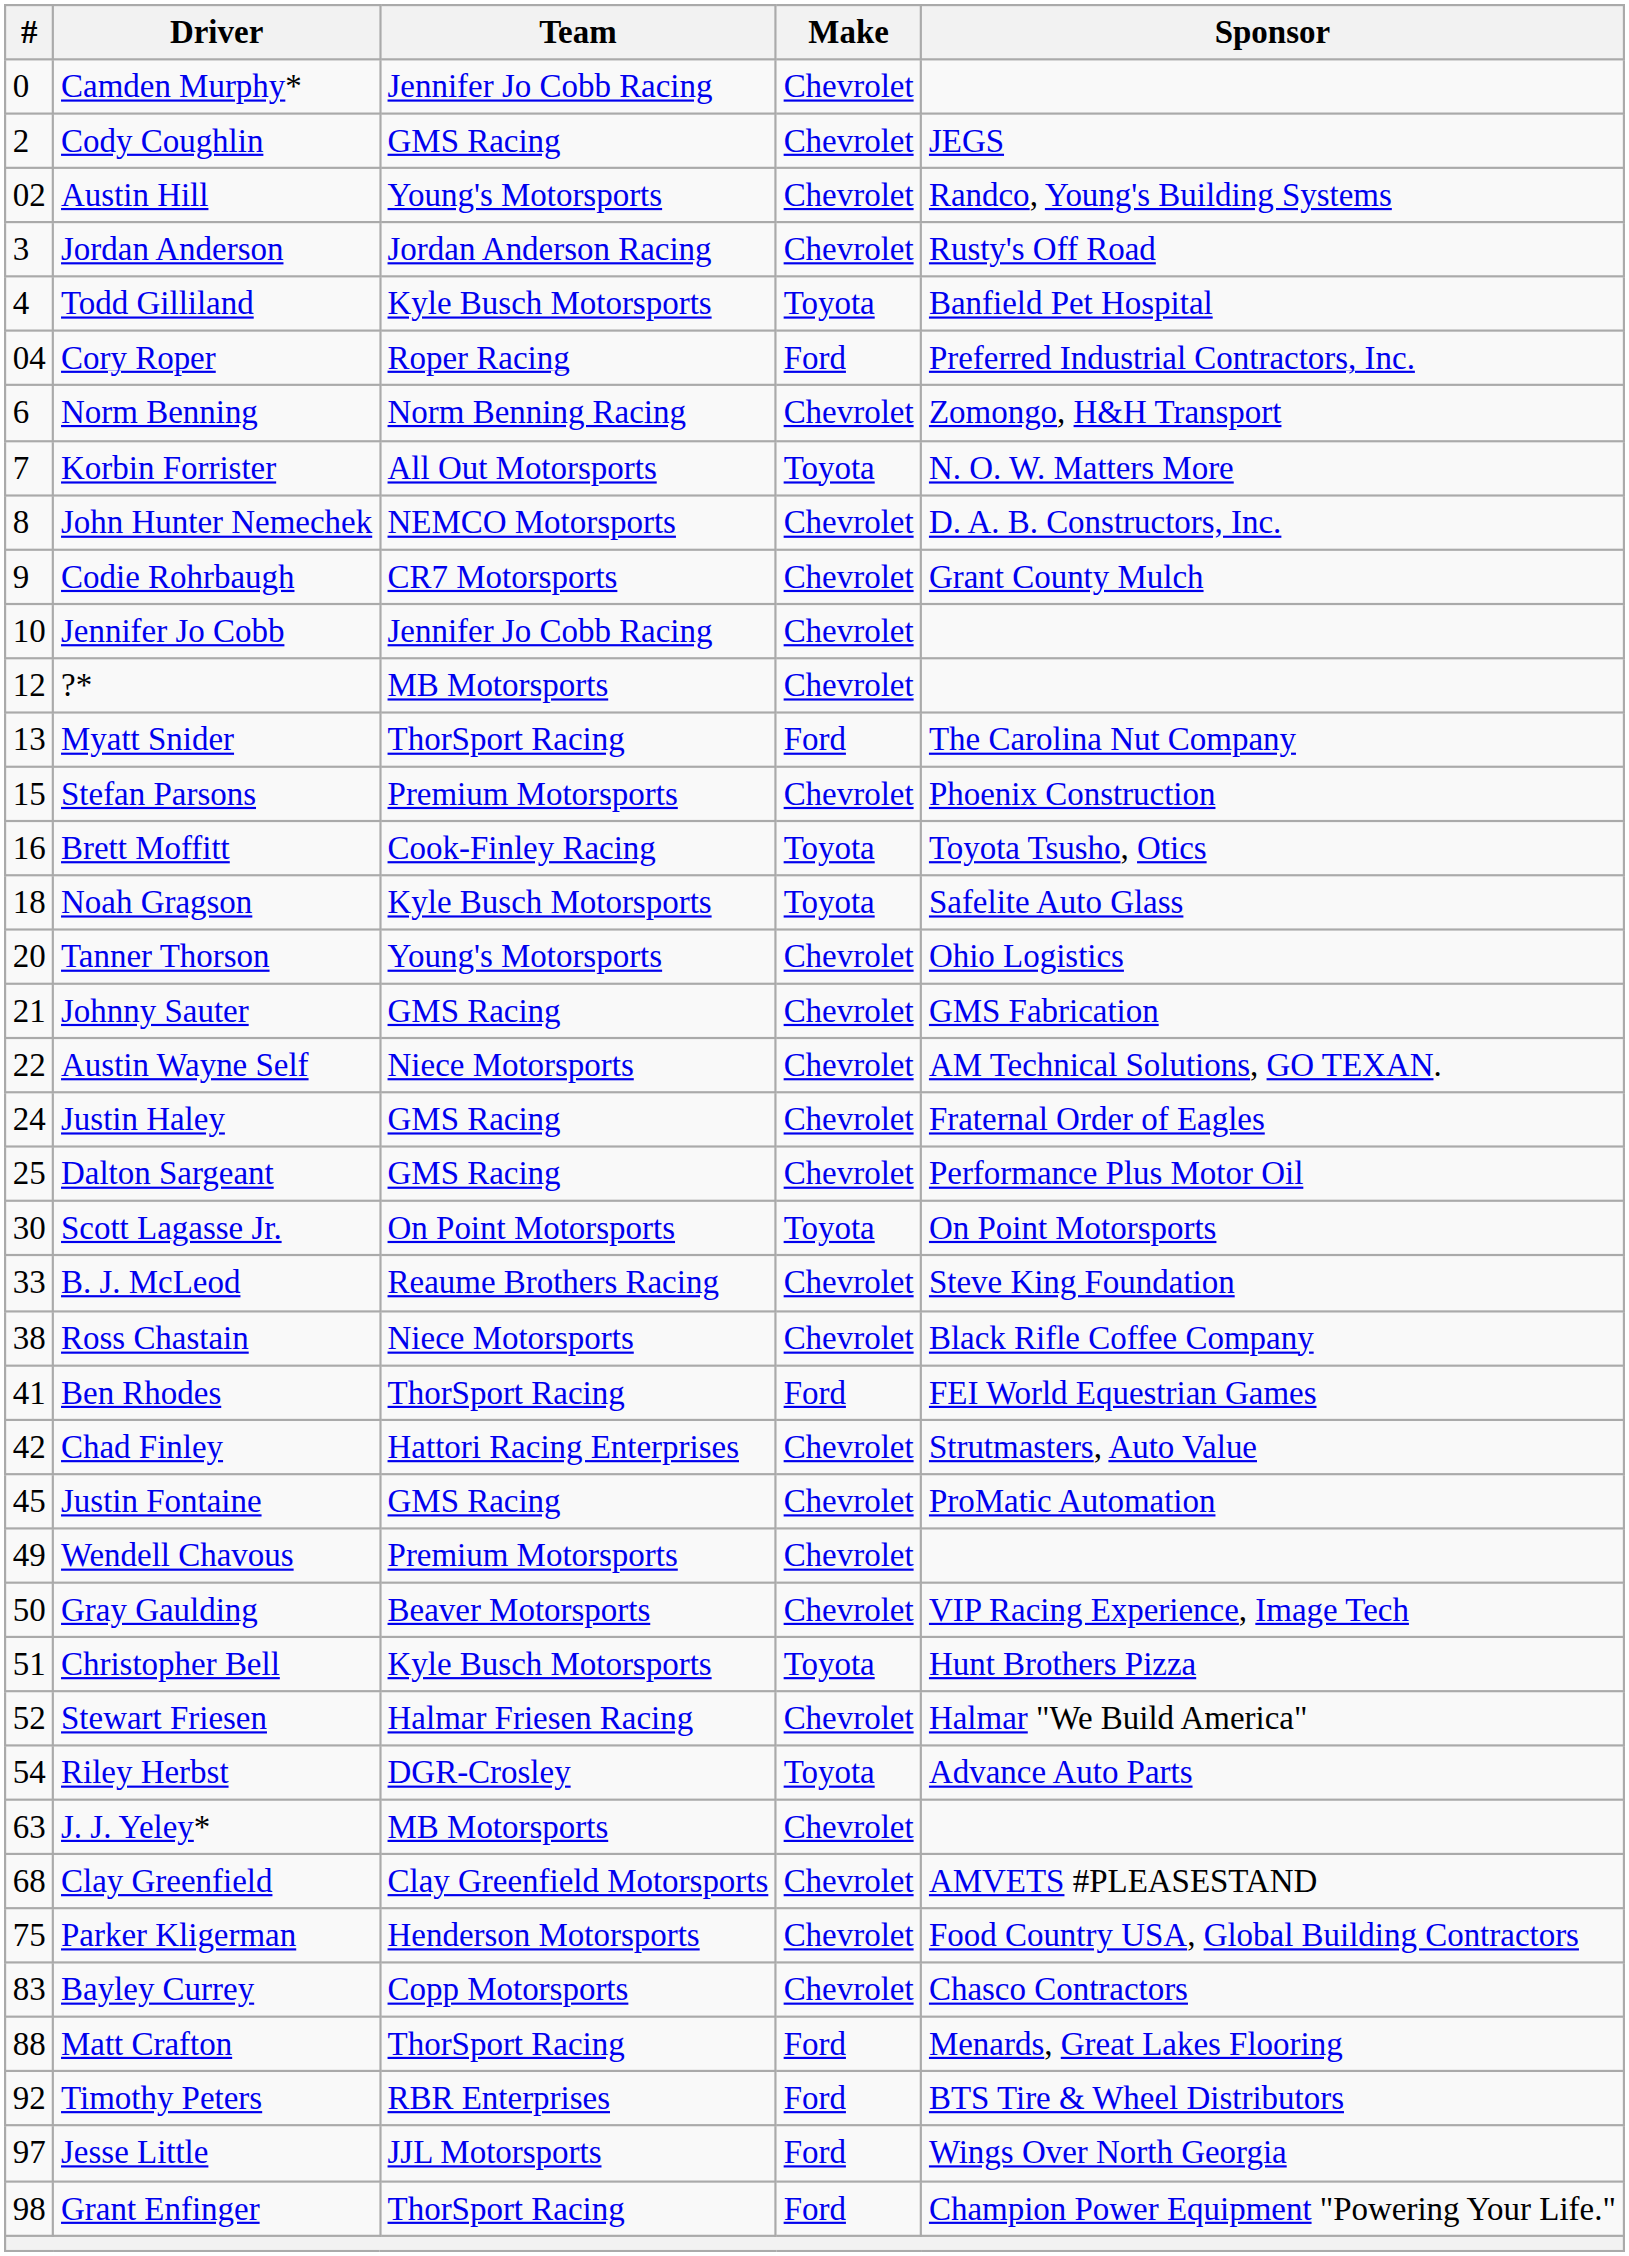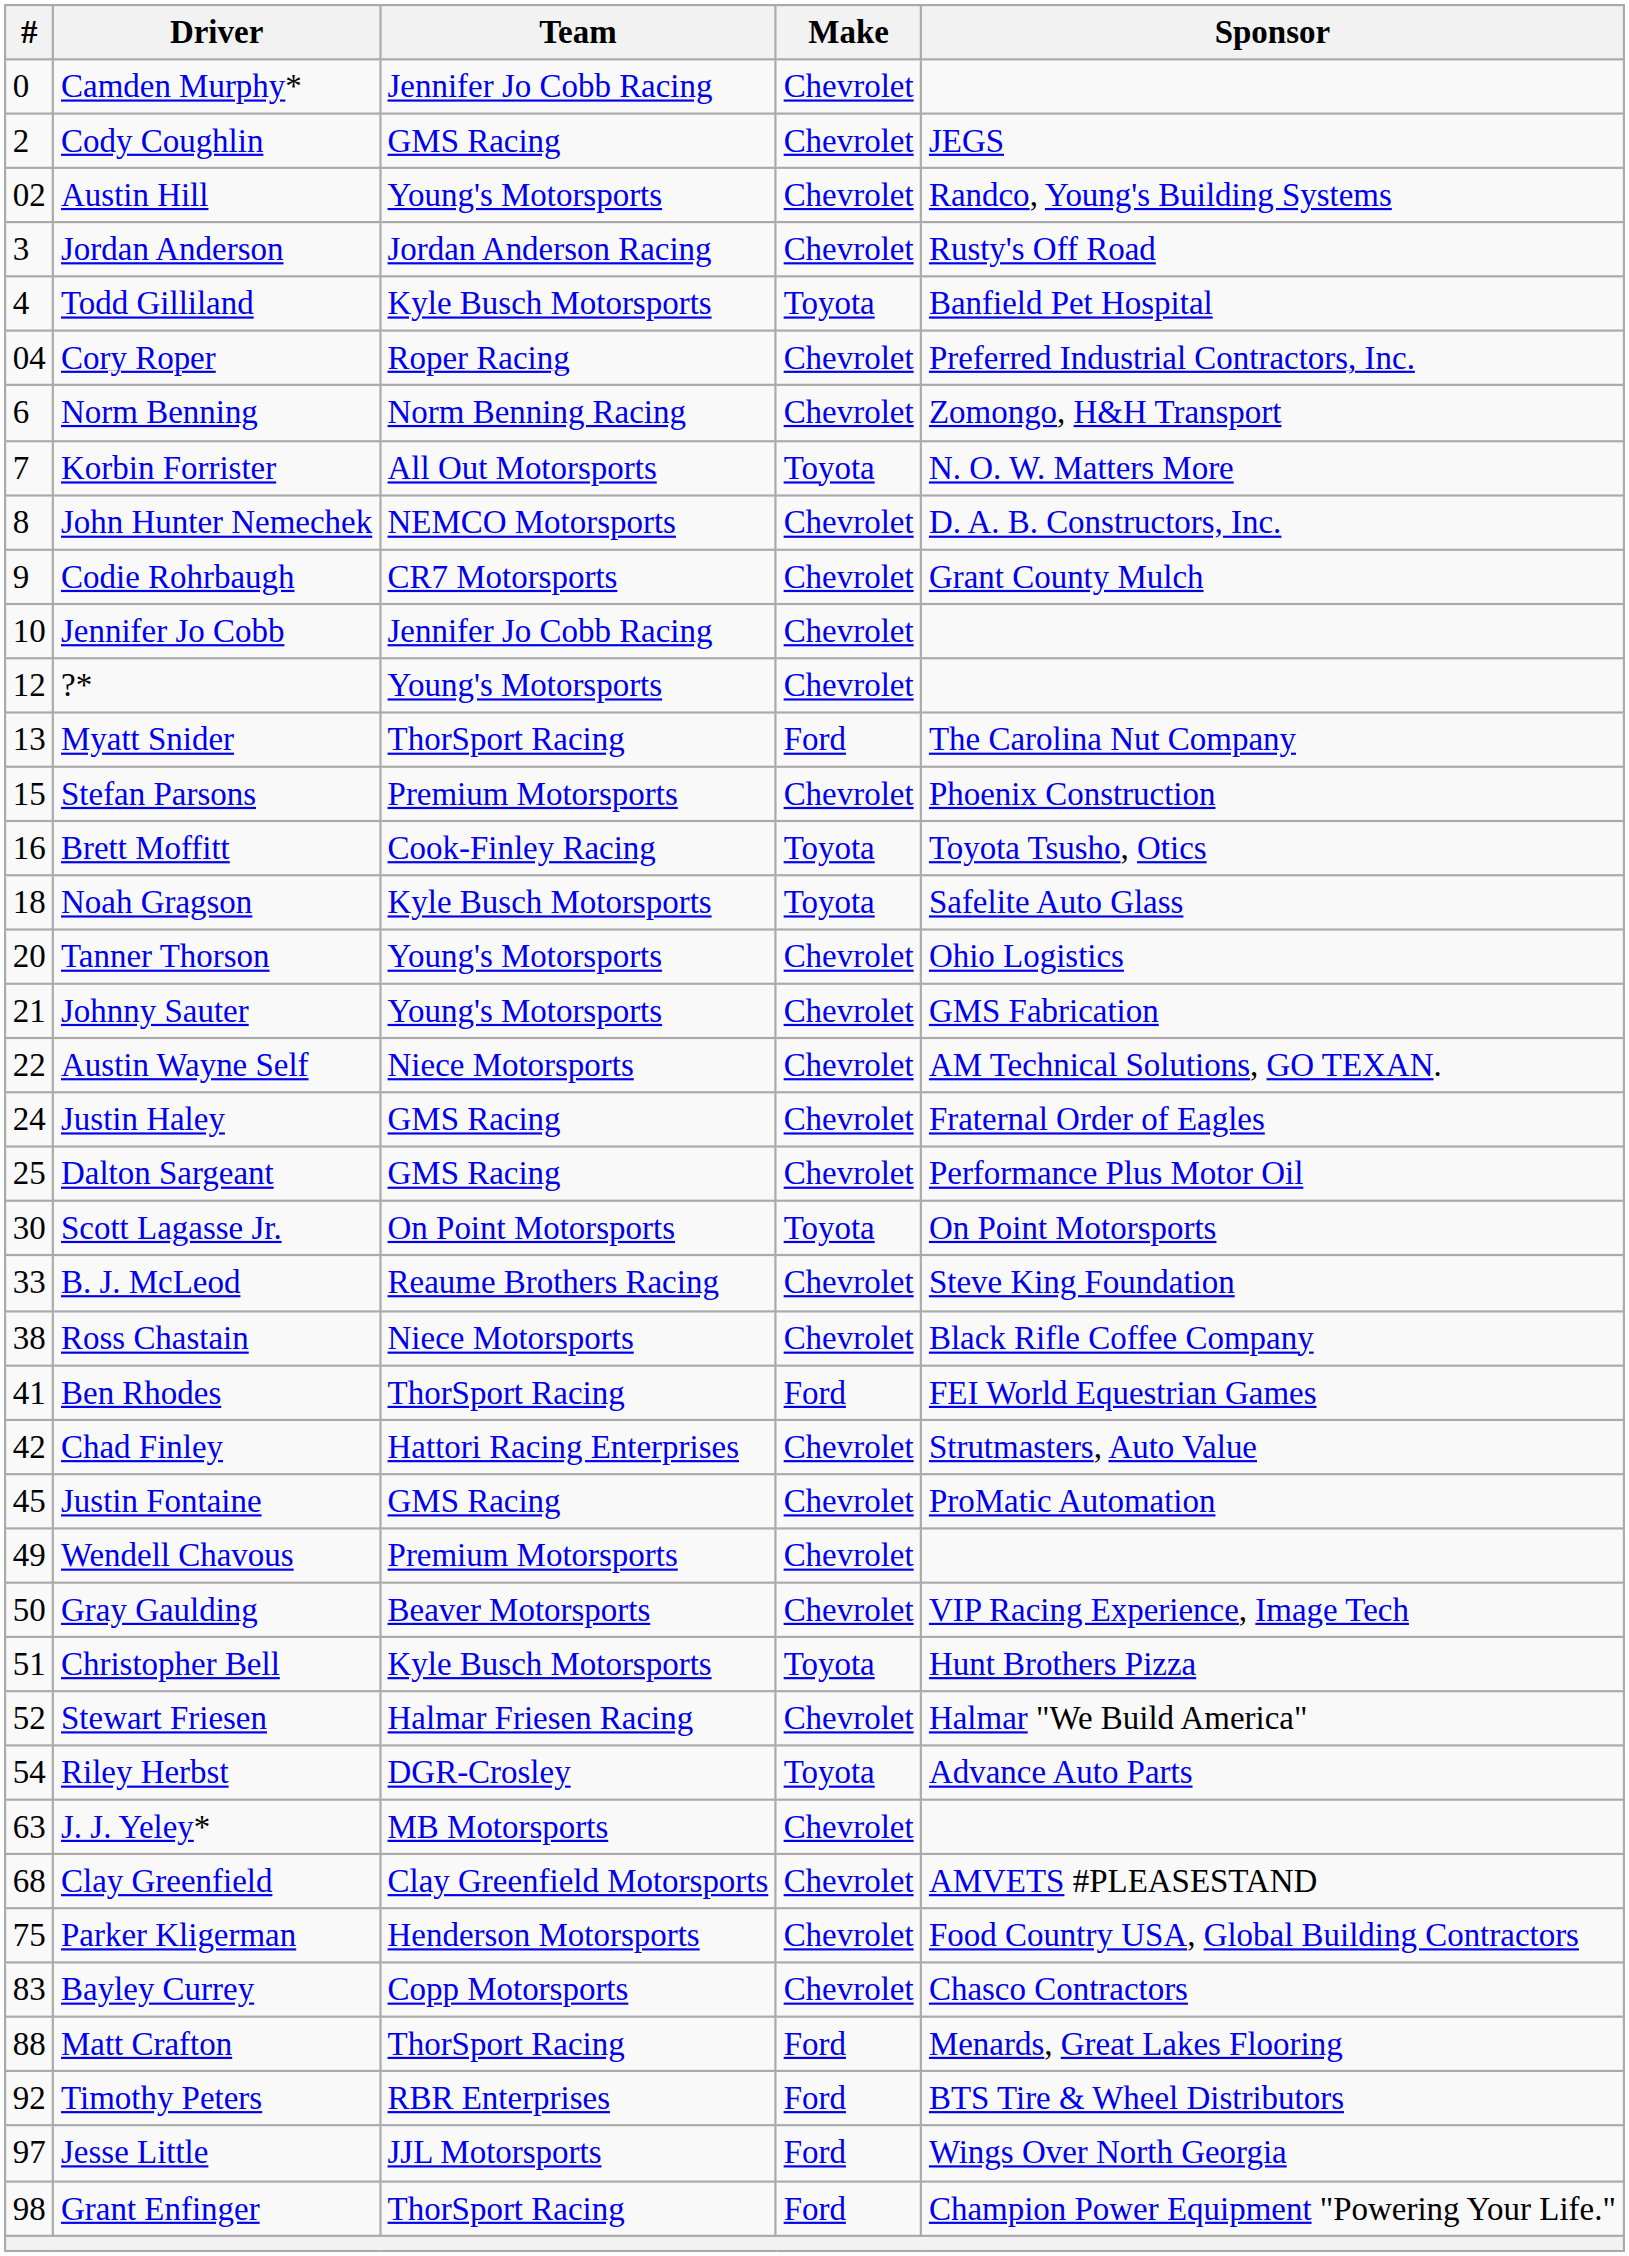(815, 358) Ford -> (849, 358) Chevrolet
(498, 684) MB Motorsports -> (525, 684) Young's Motorsports
(474, 1010) GMS Racing -> (525, 1010) Young's Motorsports
